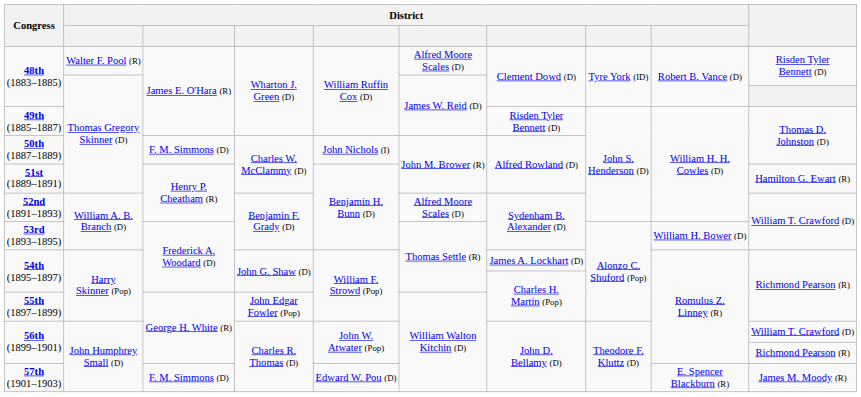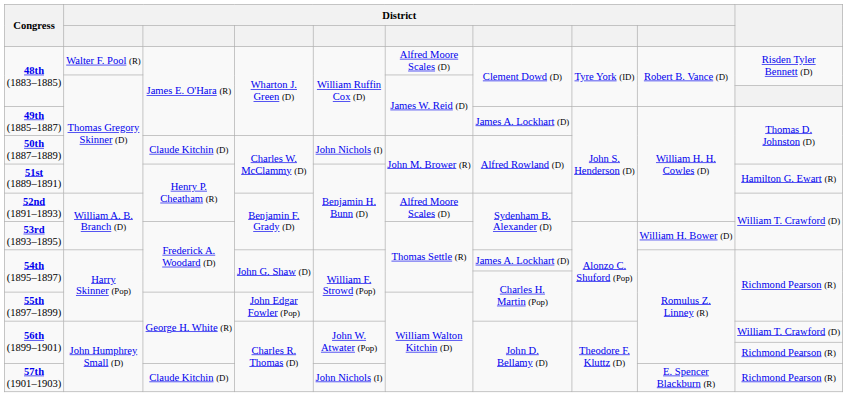(536, 121) Risden Tyler Bennett (D) -> (522, 121) James A. Lockhart (D)
(189, 149) F. M. Simmons (D) -> (189, 149) Claude Kitchin (D)
(189, 377) F. M. Simmons (D) -> (189, 377) Claude Kitchin (D)
(356, 377) Edward W. Pou (D) -> (349, 377) John Nichols (I)
(803, 377) James M. Moody (R) -> (789, 377) Richmond Pearson (R)
